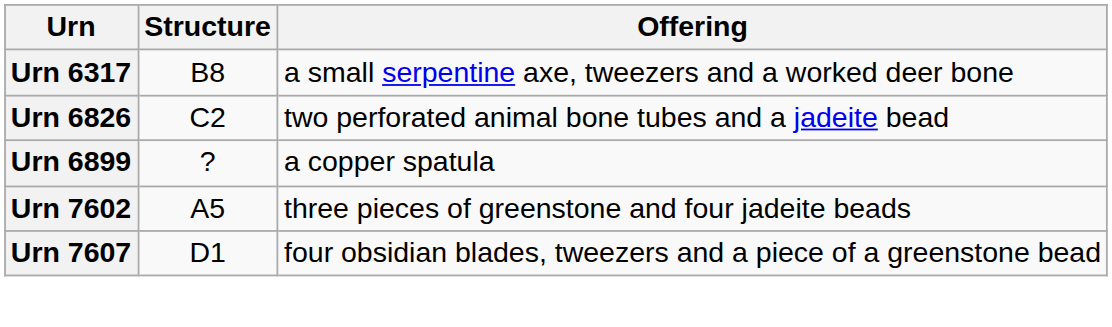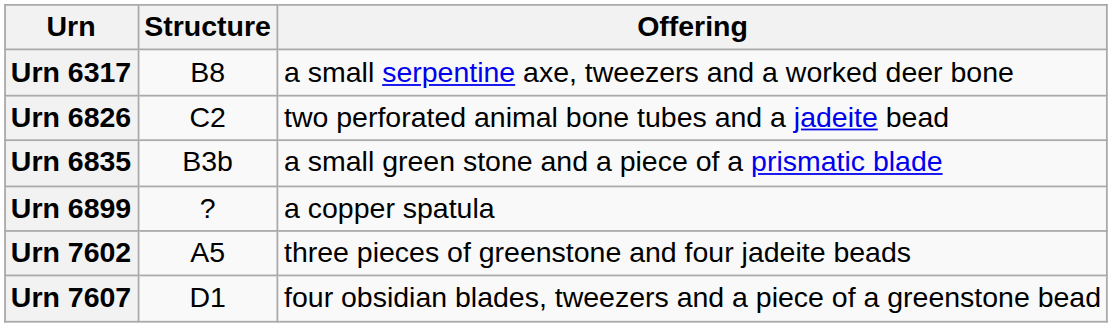+ row: (71, 162)
